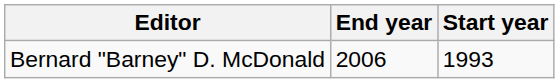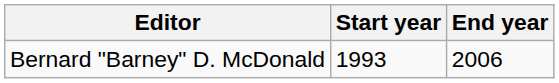columns swapped: (496, 22) <-> (384, 22)
